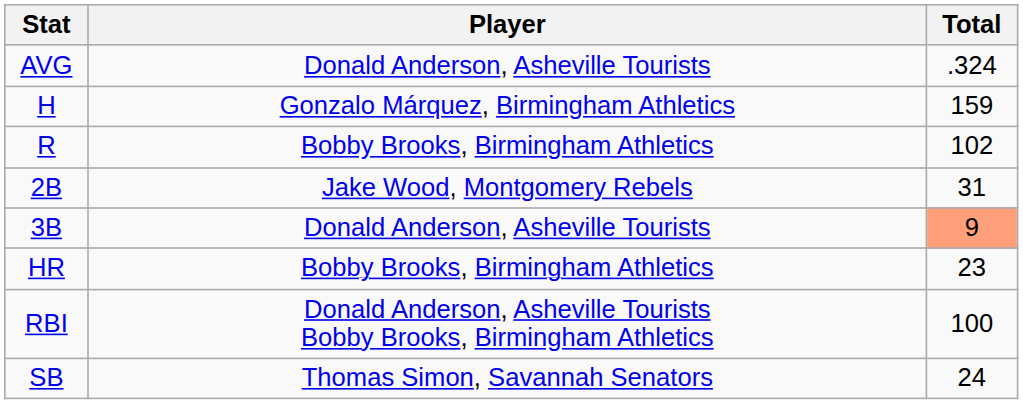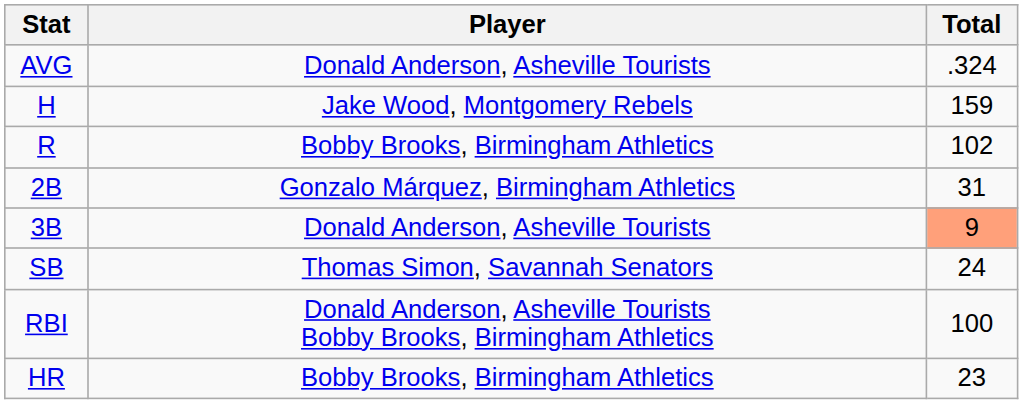(507, 106) Gonzalo Márquez, Birmingham Athletics -> (507, 106) Jake Wood, Montgomery Rebels
(507, 187) Jake Wood, Montgomery Rebels -> (507, 187) Gonzalo Márquez, Birmingham Athletics
rows swapped: (46, 268) <-> (46, 378)
